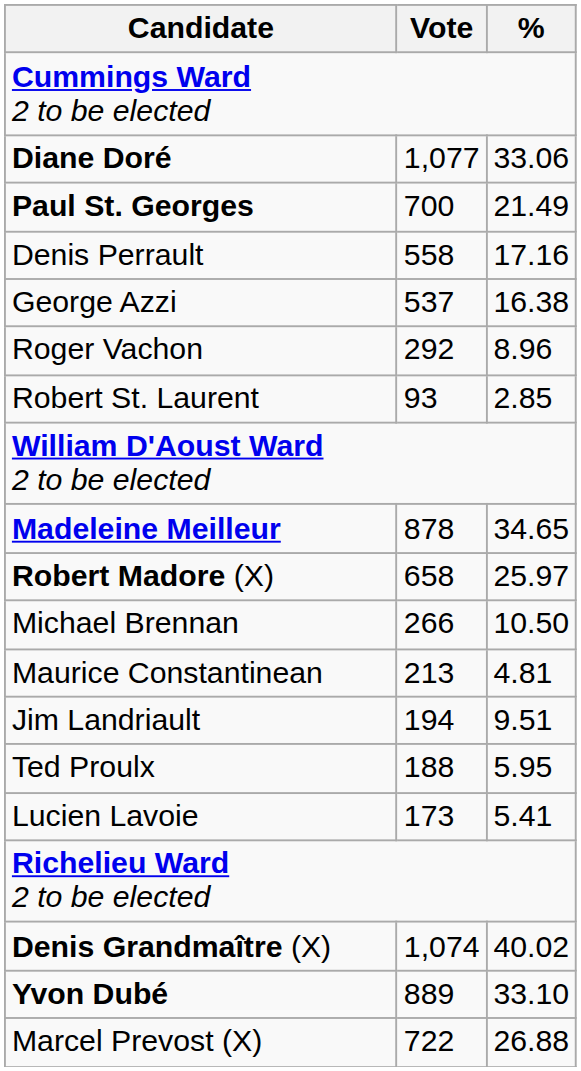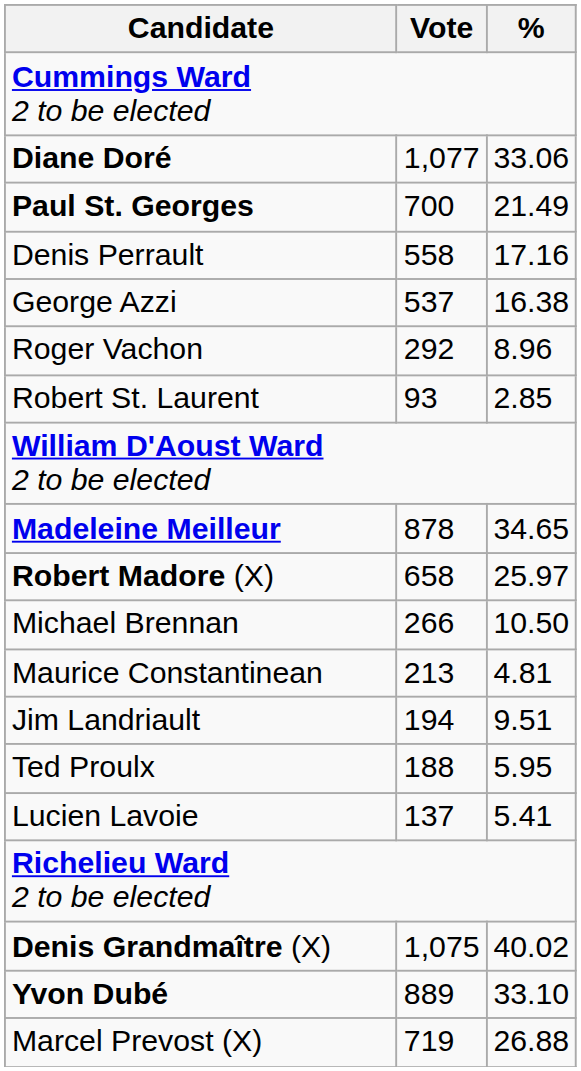(429, 815) 173 -> (429, 815) 137
(442, 945) 1,074 -> (442, 945) 1,075
(429, 1041) 722 -> (429, 1041) 719
